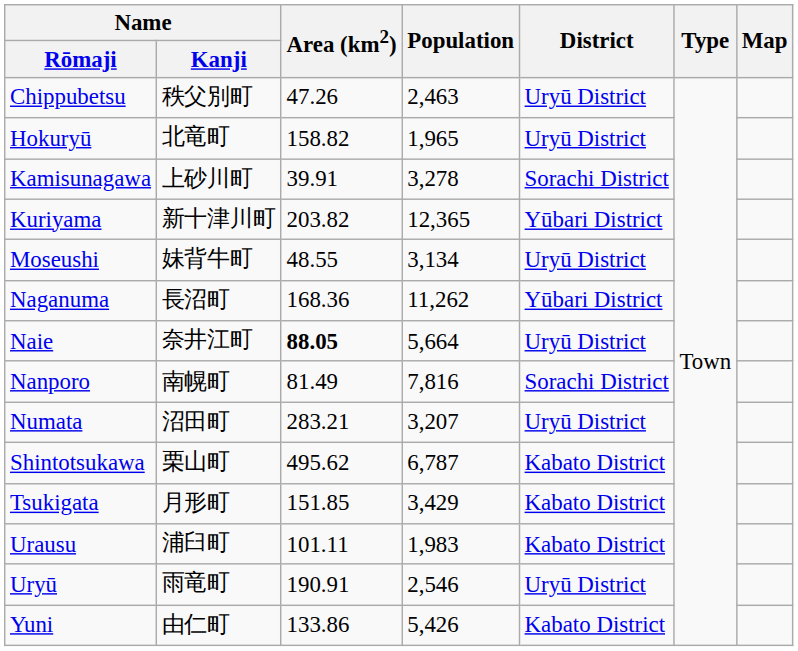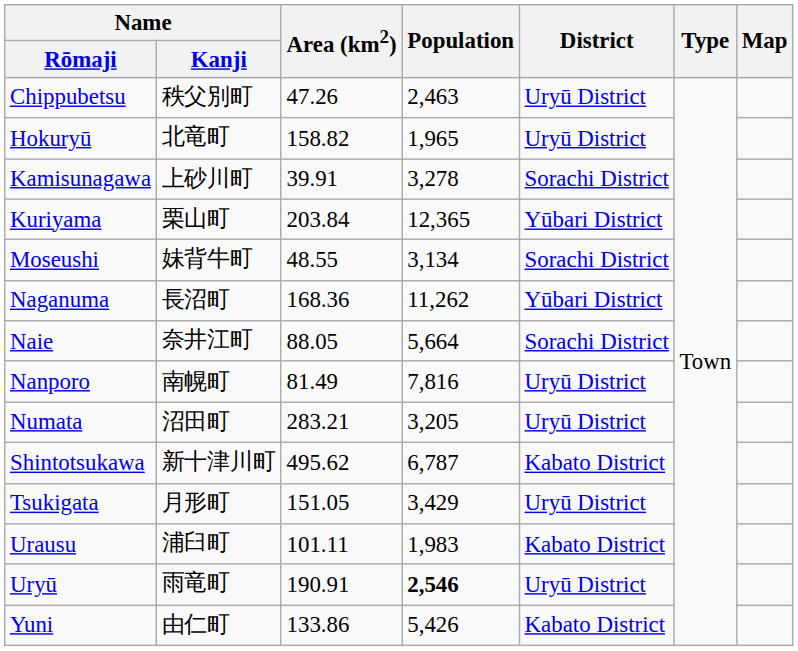(219, 218) 新十津川町 -> (196, 218) 栗山町
(318, 219) 203.82 -> (318, 219) 203.84
(585, 259) Uryū District -> (597, 259) Sorachi District
(312, 340) bold -> (312, 340) normal
(585, 340) Uryū District -> (597, 340) Sorachi District
(597, 381) Sorachi District -> (585, 381) Uryū District
(433, 421) 3,207 -> (433, 421) 3,205
(196, 461) 栗山町 -> (219, 461) 新十津川町
(318, 503) 151.85 -> (318, 503) 151.05
(595, 503) Kabato District -> (585, 503) Uryū District
(433, 584) normal -> (433, 584) bold
